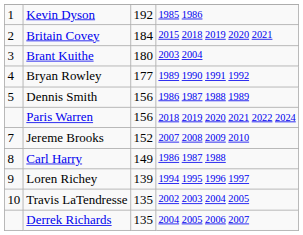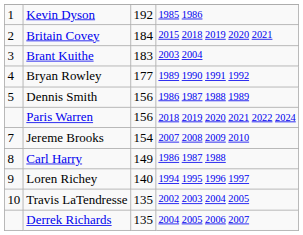(143, 55) 180 -> (143, 55) 183
(143, 138) 152 -> (143, 138) 154
(143, 179) 139 -> (143, 179) 140
